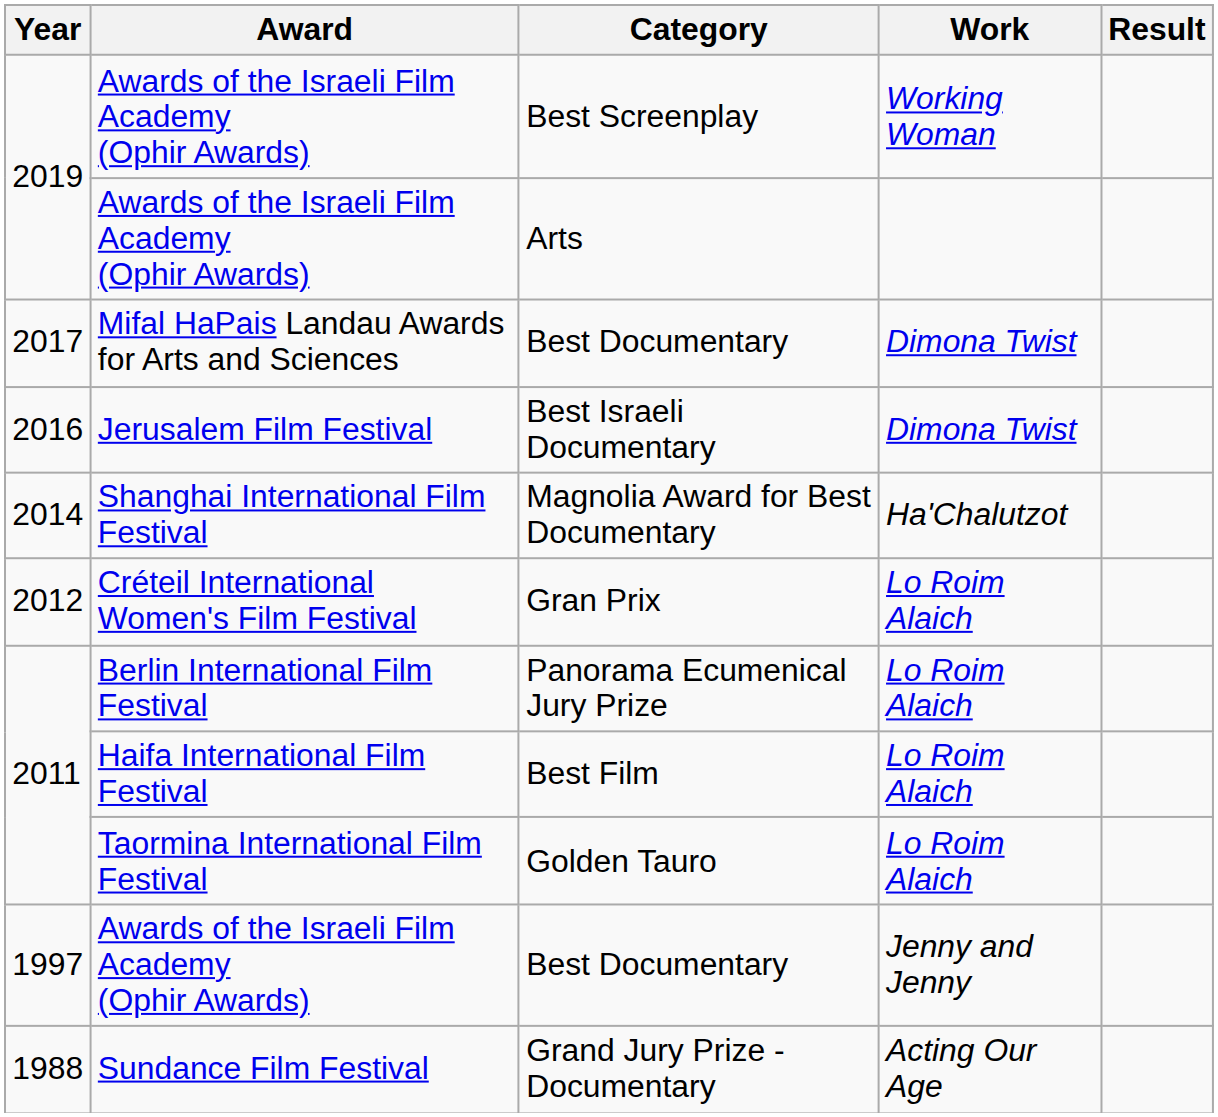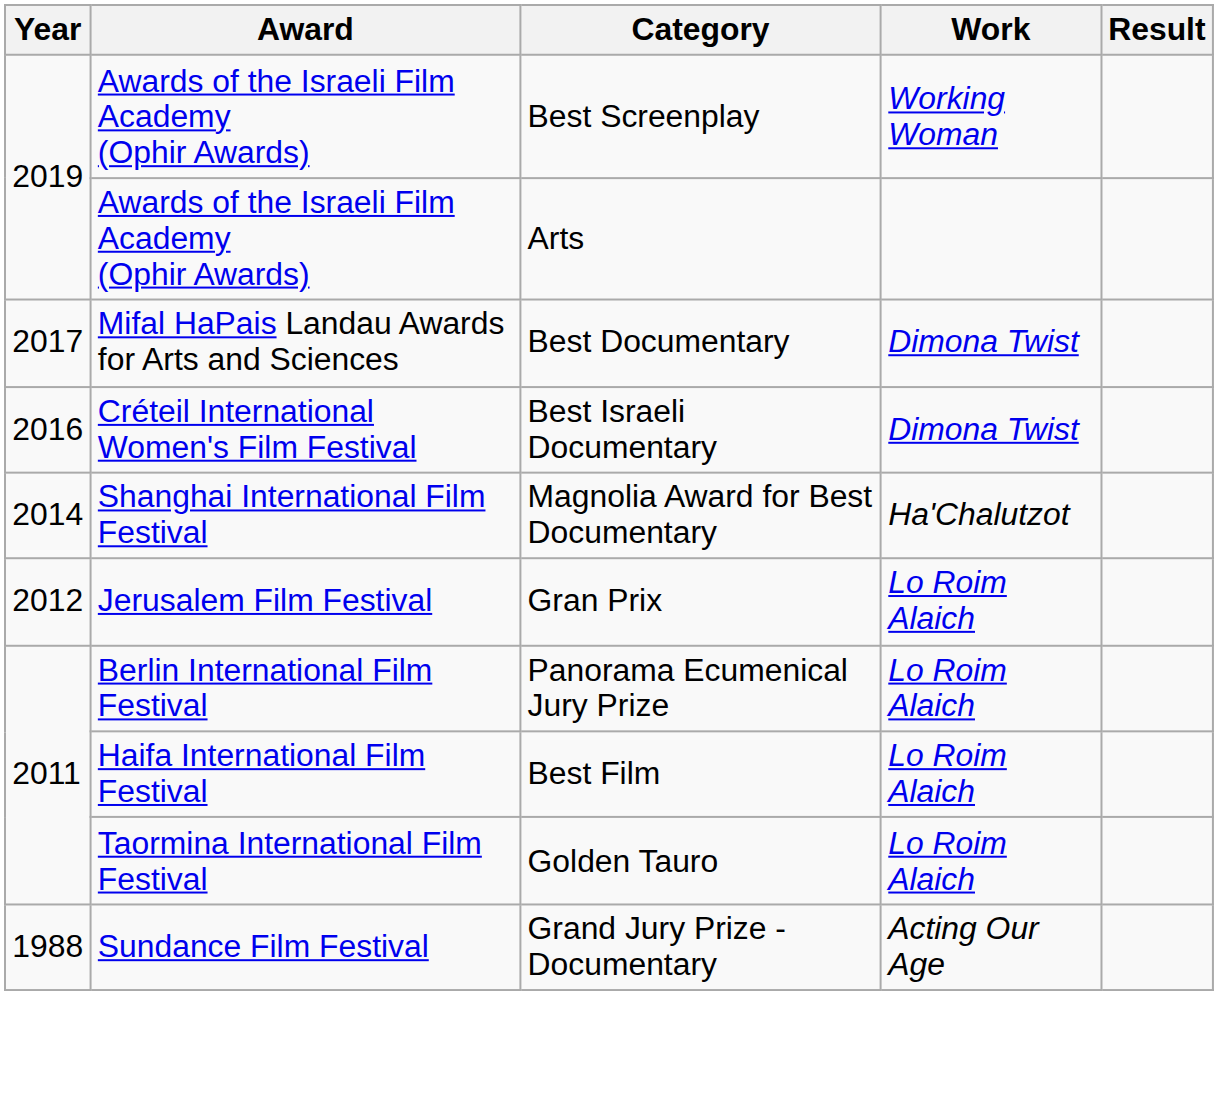(265, 428) Jerusalem Film Festival -> (257, 428) Créteil International Women's Film Festival
(257, 601) Créteil International Women's Film Festival -> (265, 601) Jerusalem Film Festival
- row: (48, 964)
